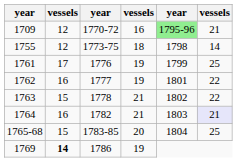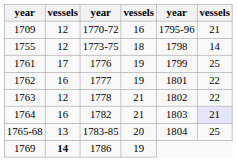(177, 30) lightgreen background -> (177, 30) no background
(63, 98) 15 -> (63, 98) 12
(63, 132) 15 -> (63, 132) 13
